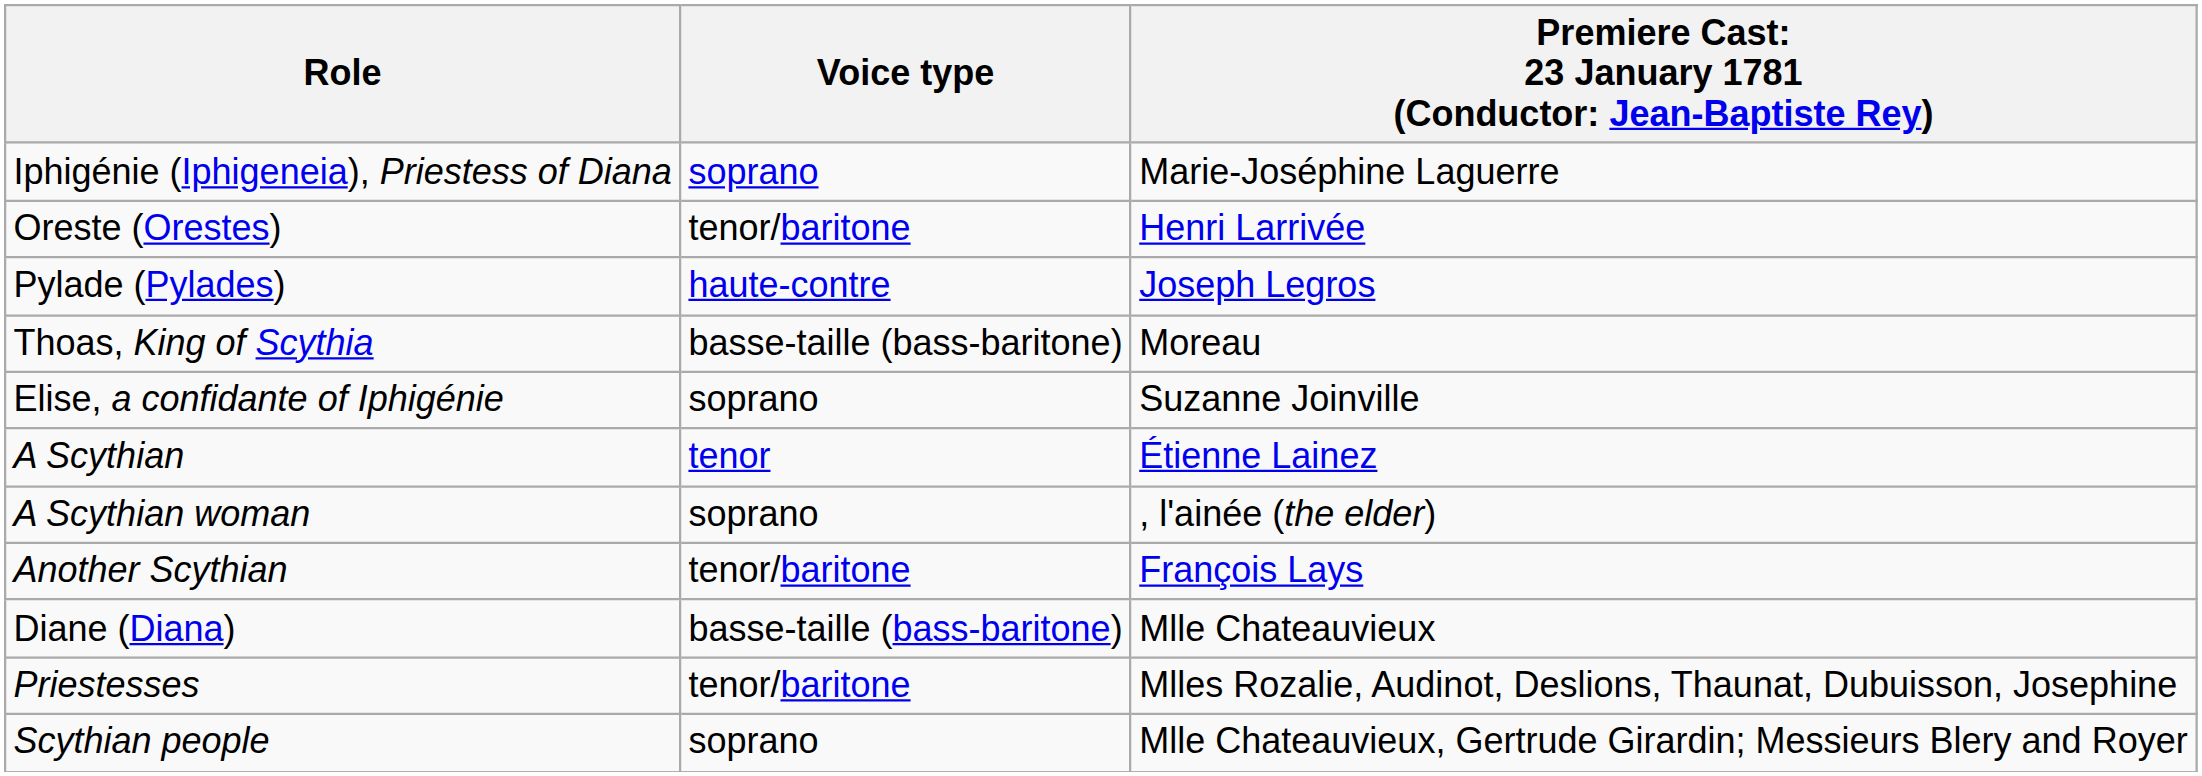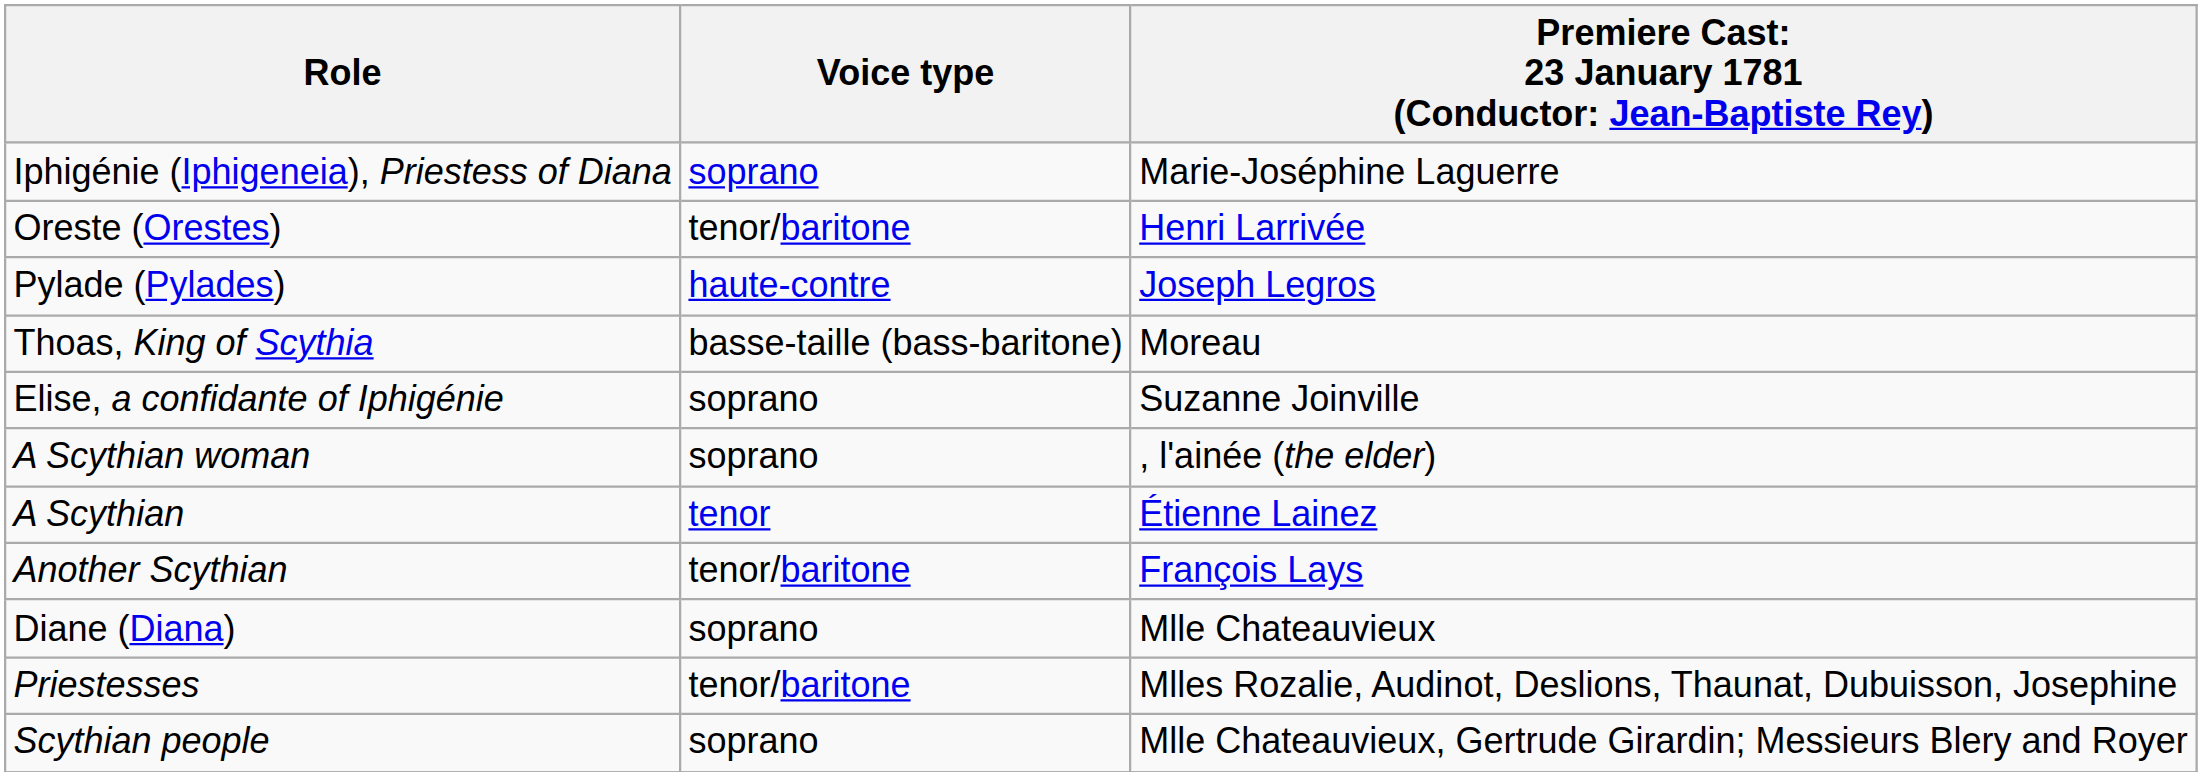rows swapped: (99, 456) <-> (162, 513)
(906, 627) basse-taille (bass-baritone) -> (753, 627) soprano
